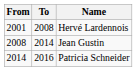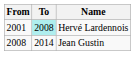(44, 27) no background -> (44, 27) paleturquoise background
- row: (94, 58)
